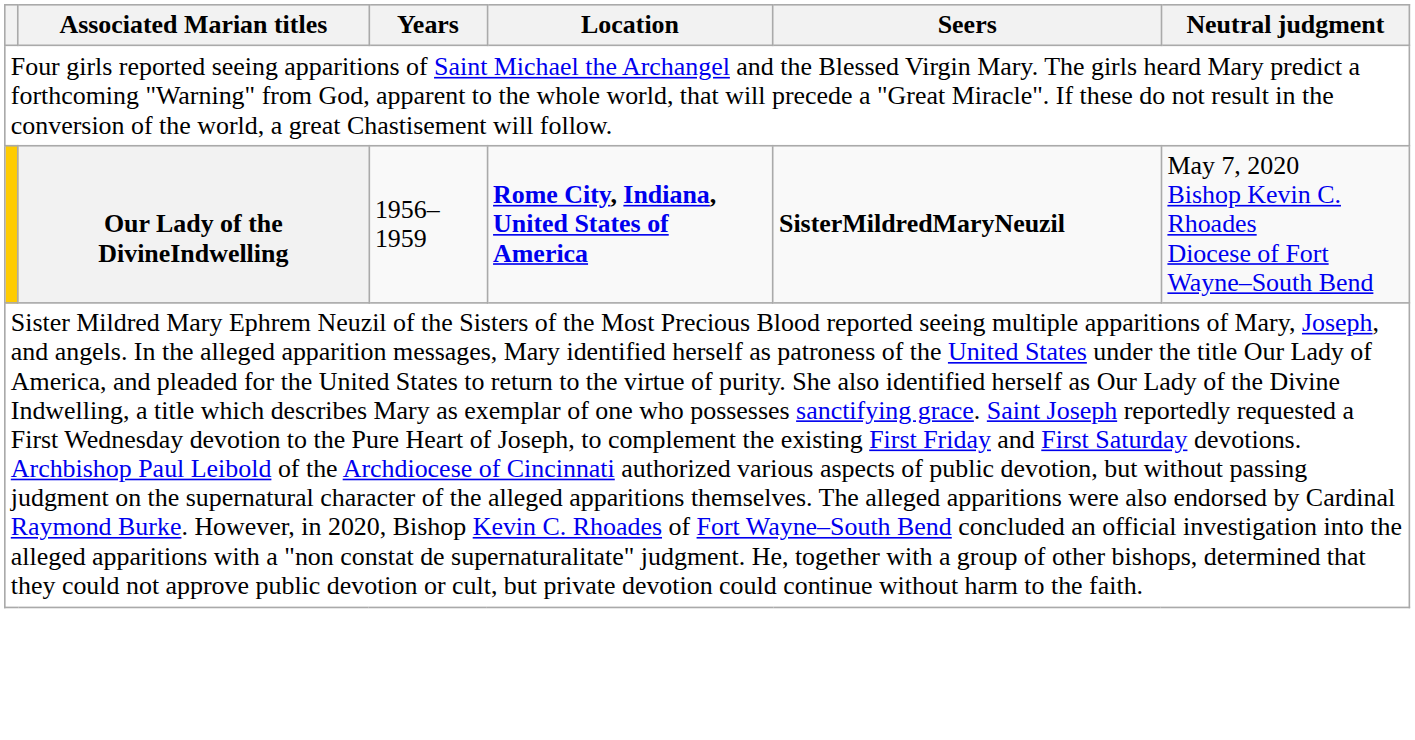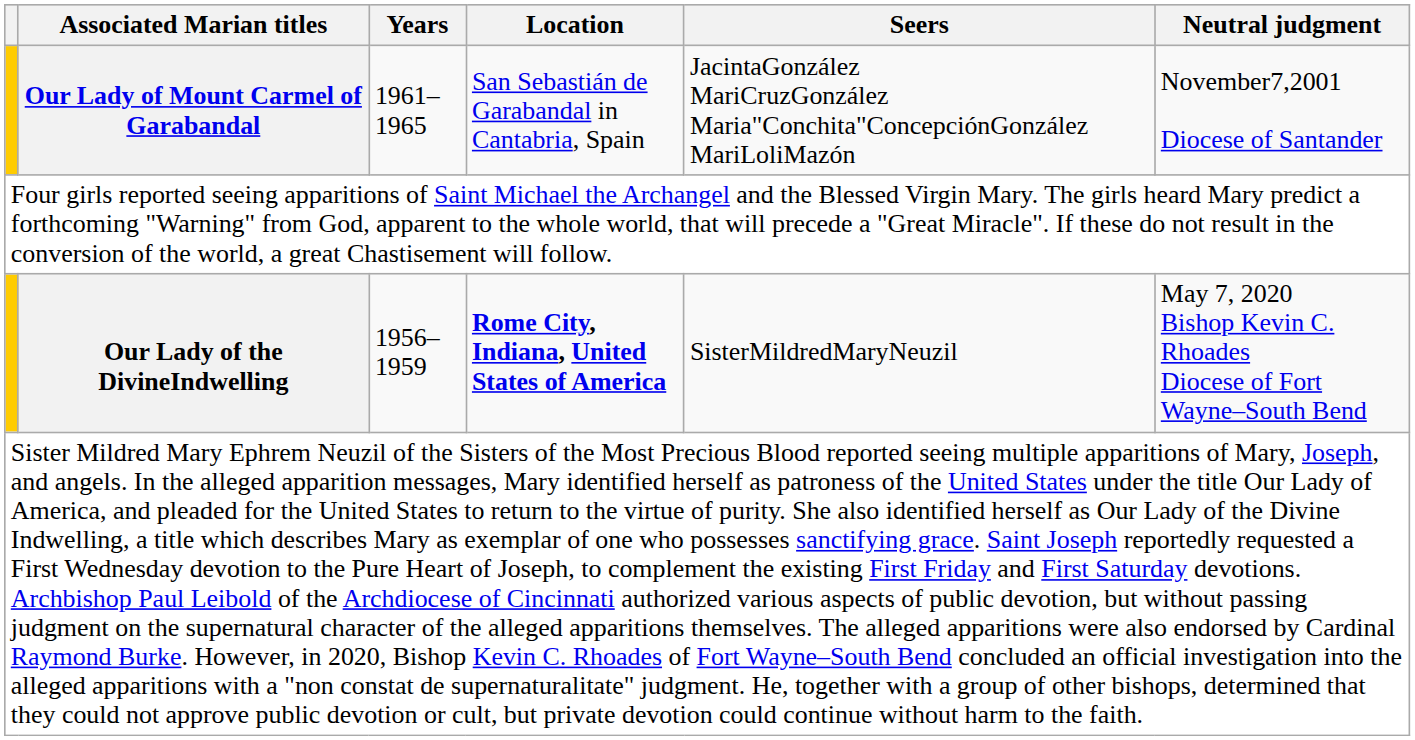+ row: (193, 109)
(922, 223) bold -> (824, 352) normal
